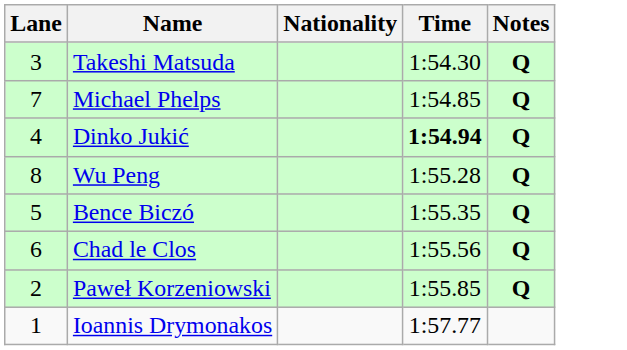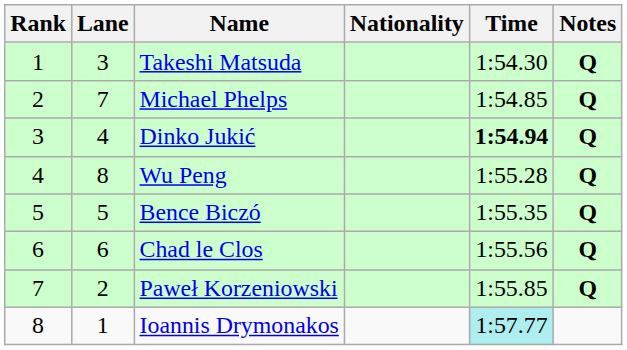+ column: (38, 23)
(445, 325) no background -> (511, 325) paleturquoise background
